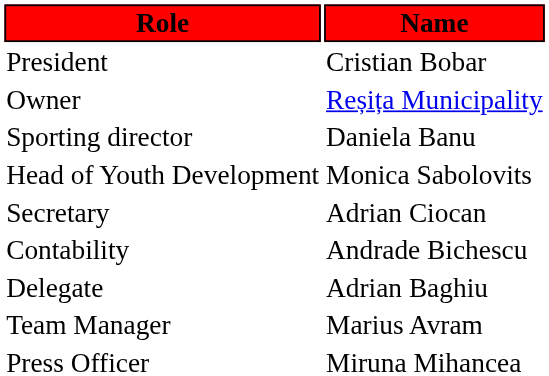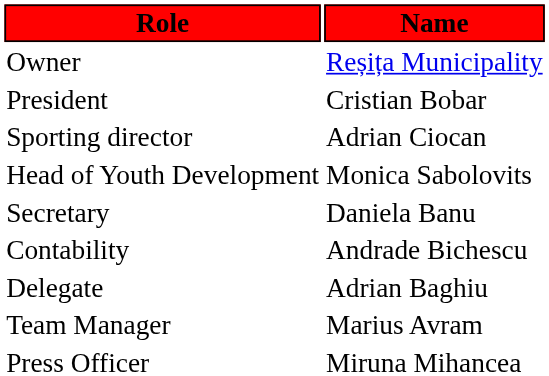rows swapped: (43, 99) <-> (57, 62)
(401, 137) Daniela Banu -> (406, 137) Adrian Ciocan
(406, 212) Adrian Ciocan -> (401, 212) Daniela Banu
